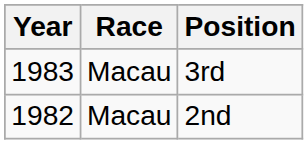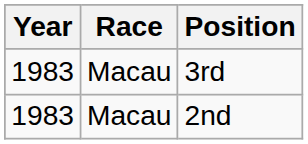(43, 116) 1982 -> (43, 116) 1983
